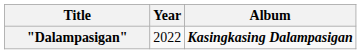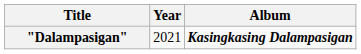(167, 37) 2022 -> (167, 37) 2021
